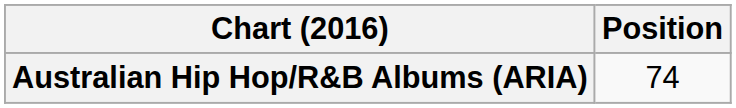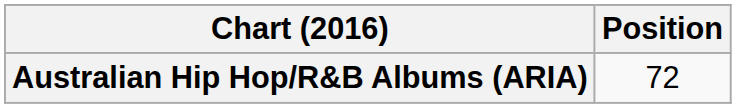(663, 77) 74 -> (663, 77) 72
